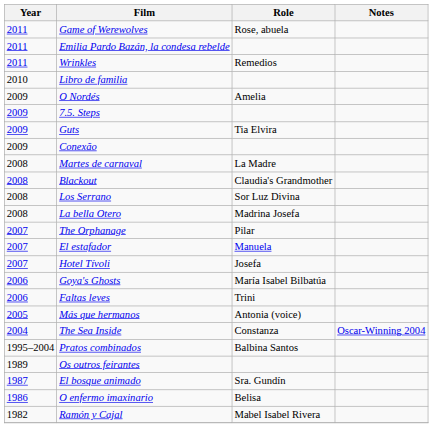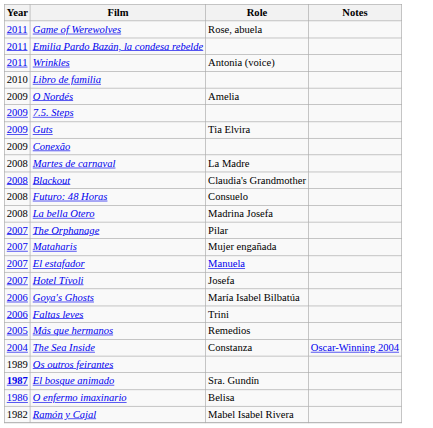(256, 63) Remedios -> (241, 63) Antonia (voice)
+ row: (70, 197)
- row: (85, 197)
+ row: (55, 247)
(268, 314) Antonia (voice) -> (229, 331) Remedios
- row: (100, 347)
(17, 381) normal -> (17, 381) bold
